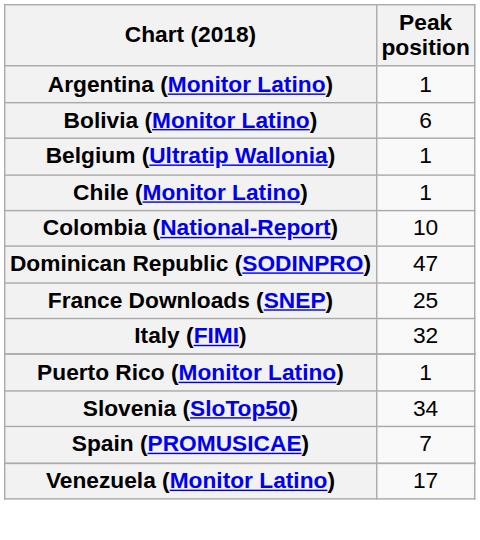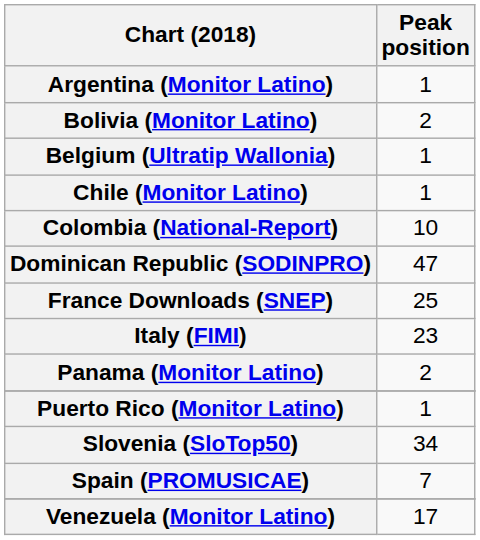(426, 120) 6 -> (426, 120) 2
(426, 336) 32 -> (426, 336) 23
+ row: (190, 372)
